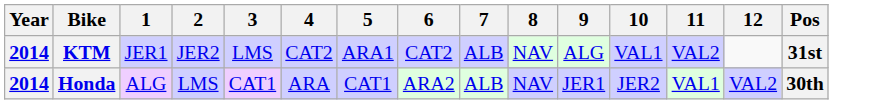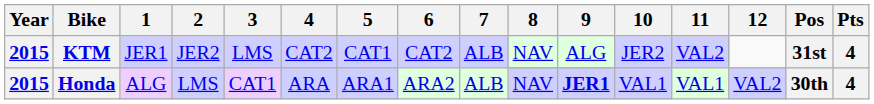+ column: (851, 20)
(29, 51) 2014 -> (29, 51) 2015
(368, 51) ARA1 -> (368, 51) CAT1
(638, 51) VAL1 -> (643, 51) JER2
(29, 83) 2014 -> (29, 83) 2015
(368, 83) CAT1 -> (368, 83) ARA1
(584, 83) normal -> (586, 83) bold
(638, 83) JER2 -> (643, 83) VAL1
